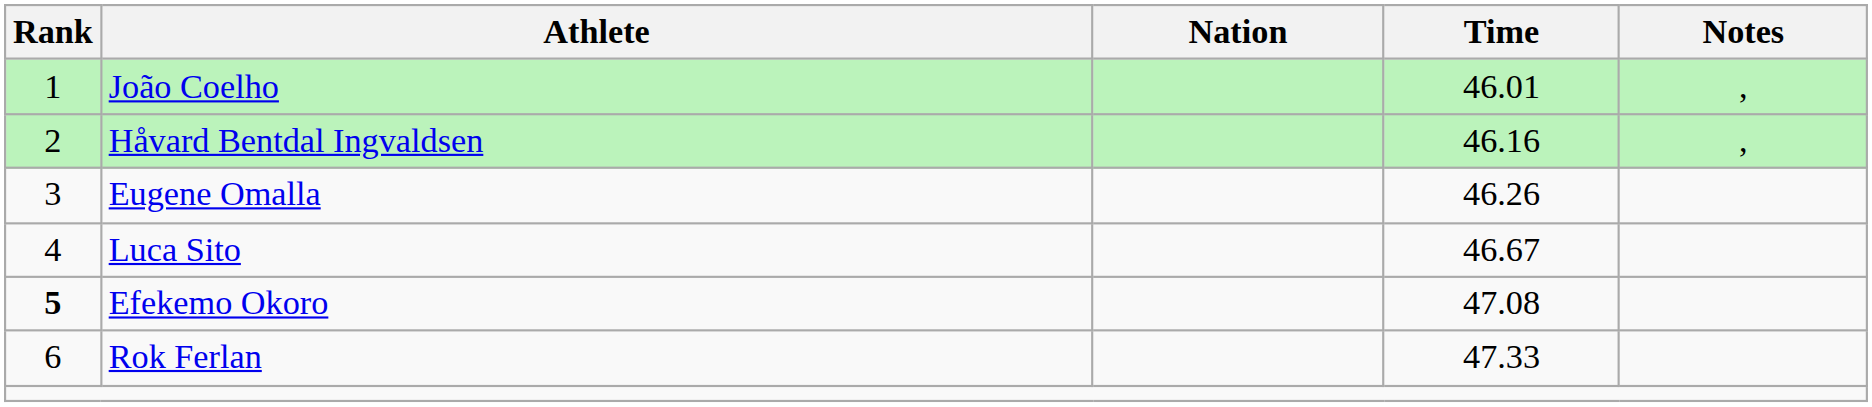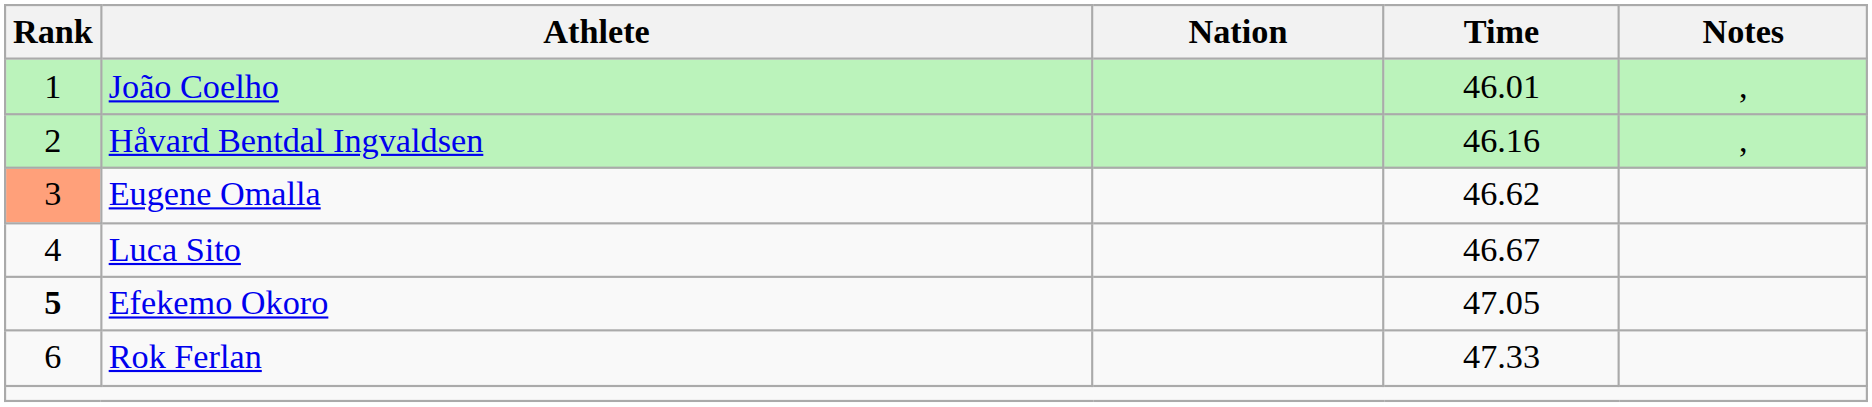(53, 194) no background -> (53, 194) lightsalmon background
(1502, 194) 46.26 -> (1502, 194) 46.62
(1502, 303) 47.08 -> (1502, 303) 47.05
